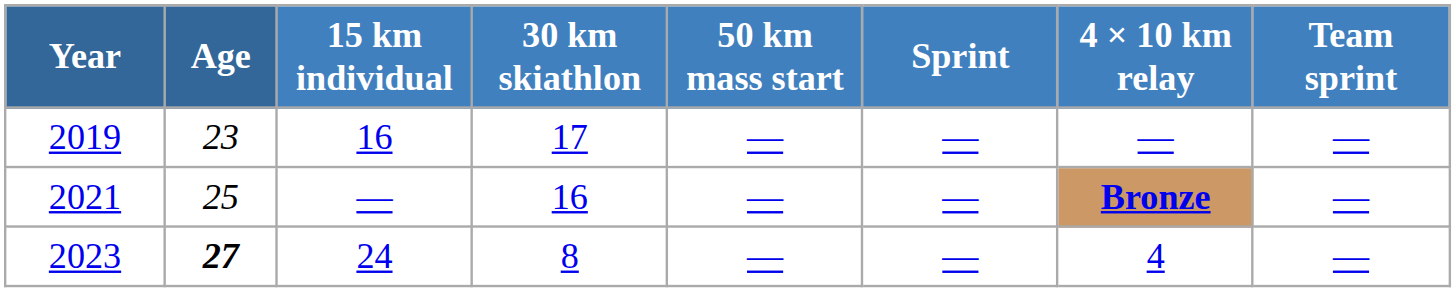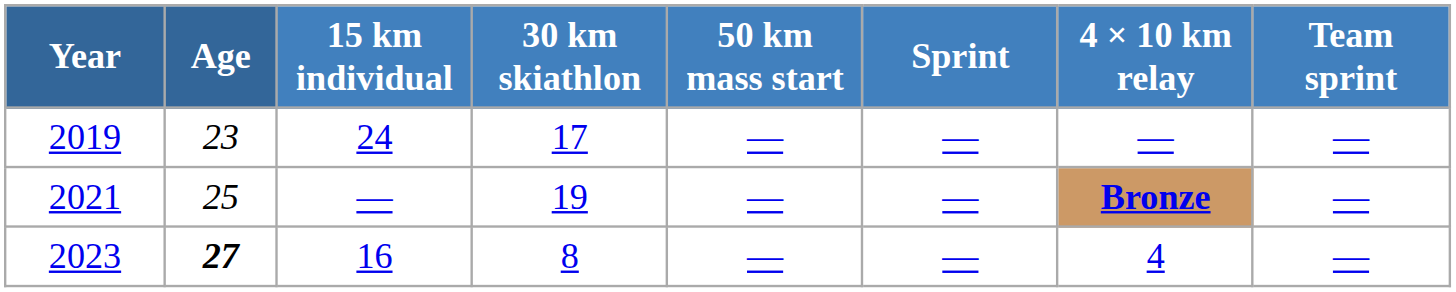(374, 137) 16 -> (374, 137) 24
(570, 196) 16 -> (570, 196) 19
(374, 256) 24 -> (374, 256) 16
